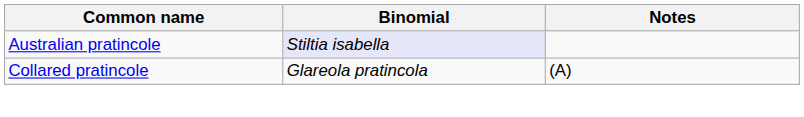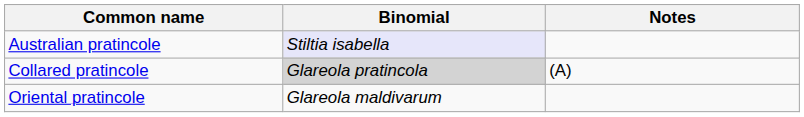(357, 71) no background -> (357, 71) lightgrey background
+ row: (77, 97)
